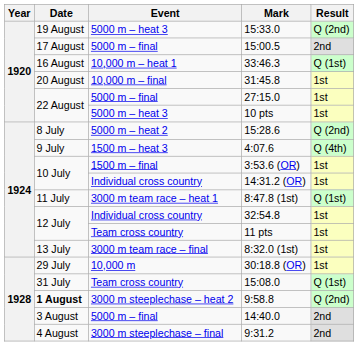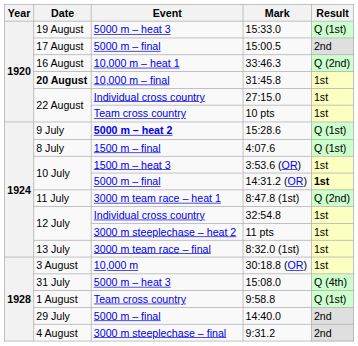(331, 30) Q (2nd) -> (330, 30) Q (1st)
(330, 63) Q (1st) -> (332, 63) Q (2nd)
(60, 80) normal -> (62, 80) bold
(124, 97) 5000 m – final -> (149, 97) Individual cross country
(129, 114) 5000 m – heat 3 -> (140, 114) Team cross country
(50, 131) 8 July -> (50, 131) 9 July
(129, 131) normal -> (133, 131) bold
(331, 131) Q (2nd) -> (330, 131) Q (1st)
(50, 148) 9 July -> (50, 148) 8 July
(129, 148) 1500 m – heat 3 -> (127, 148) 1500 m – final
(330, 148) Q (4th) -> (330, 148) Q (1st)
(124, 165) 1500 m – final -> (132, 165) 1500 m – heat 3
(146, 181) Individual cross country -> (127, 181) 5000 m – final
(321, 181) normal -> (322, 181) bold
(330, 198) Q (1st) -> (332, 198) Q (2nd)
(137, 232) Team cross country -> (165, 232) 3000 m steeplechase – heat 2
(53, 266) 29 July -> (57, 266) 3 August
(137, 282) Team cross country -> (132, 282) 5000 m – heat 3
(330, 282) Q (1st) -> (330, 282) Q (4th)
(59, 299) bold -> (57, 299) normal
(162, 299) 3000 m steeplechase – heat 2 -> (140, 299) Team cross country
(331, 299) Q (2nd) -> (330, 299) Q (1st)
(57, 316) 3 August -> (53, 316) 29 July
